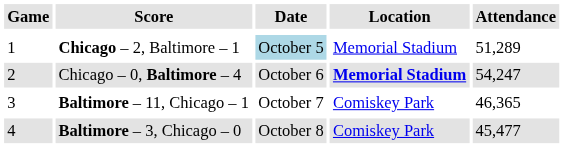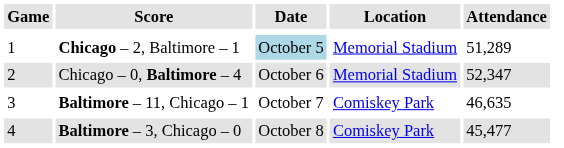(400, 75) bold -> (395, 75) normal
(498, 75) 54,247 -> (489, 75) 52,347
(498, 102) 46,365 -> (489, 102) 46,635
